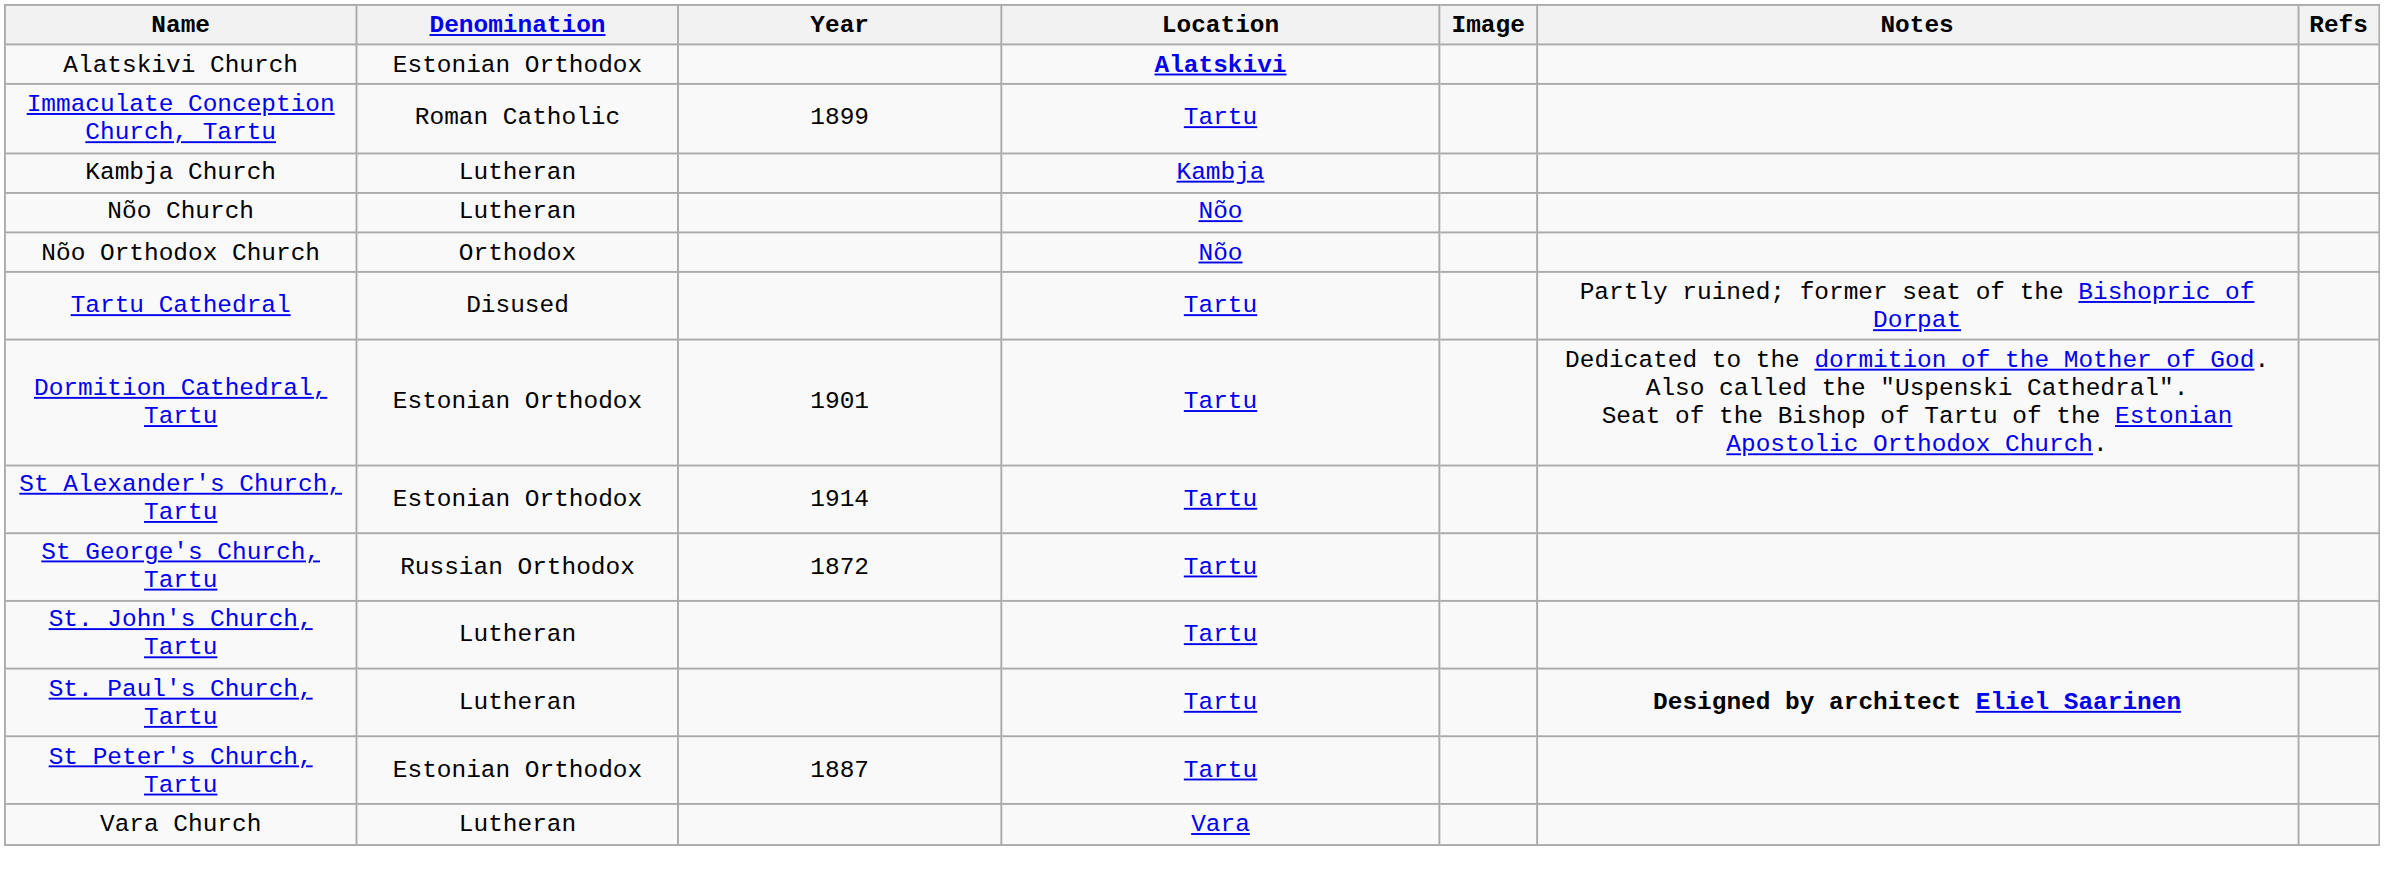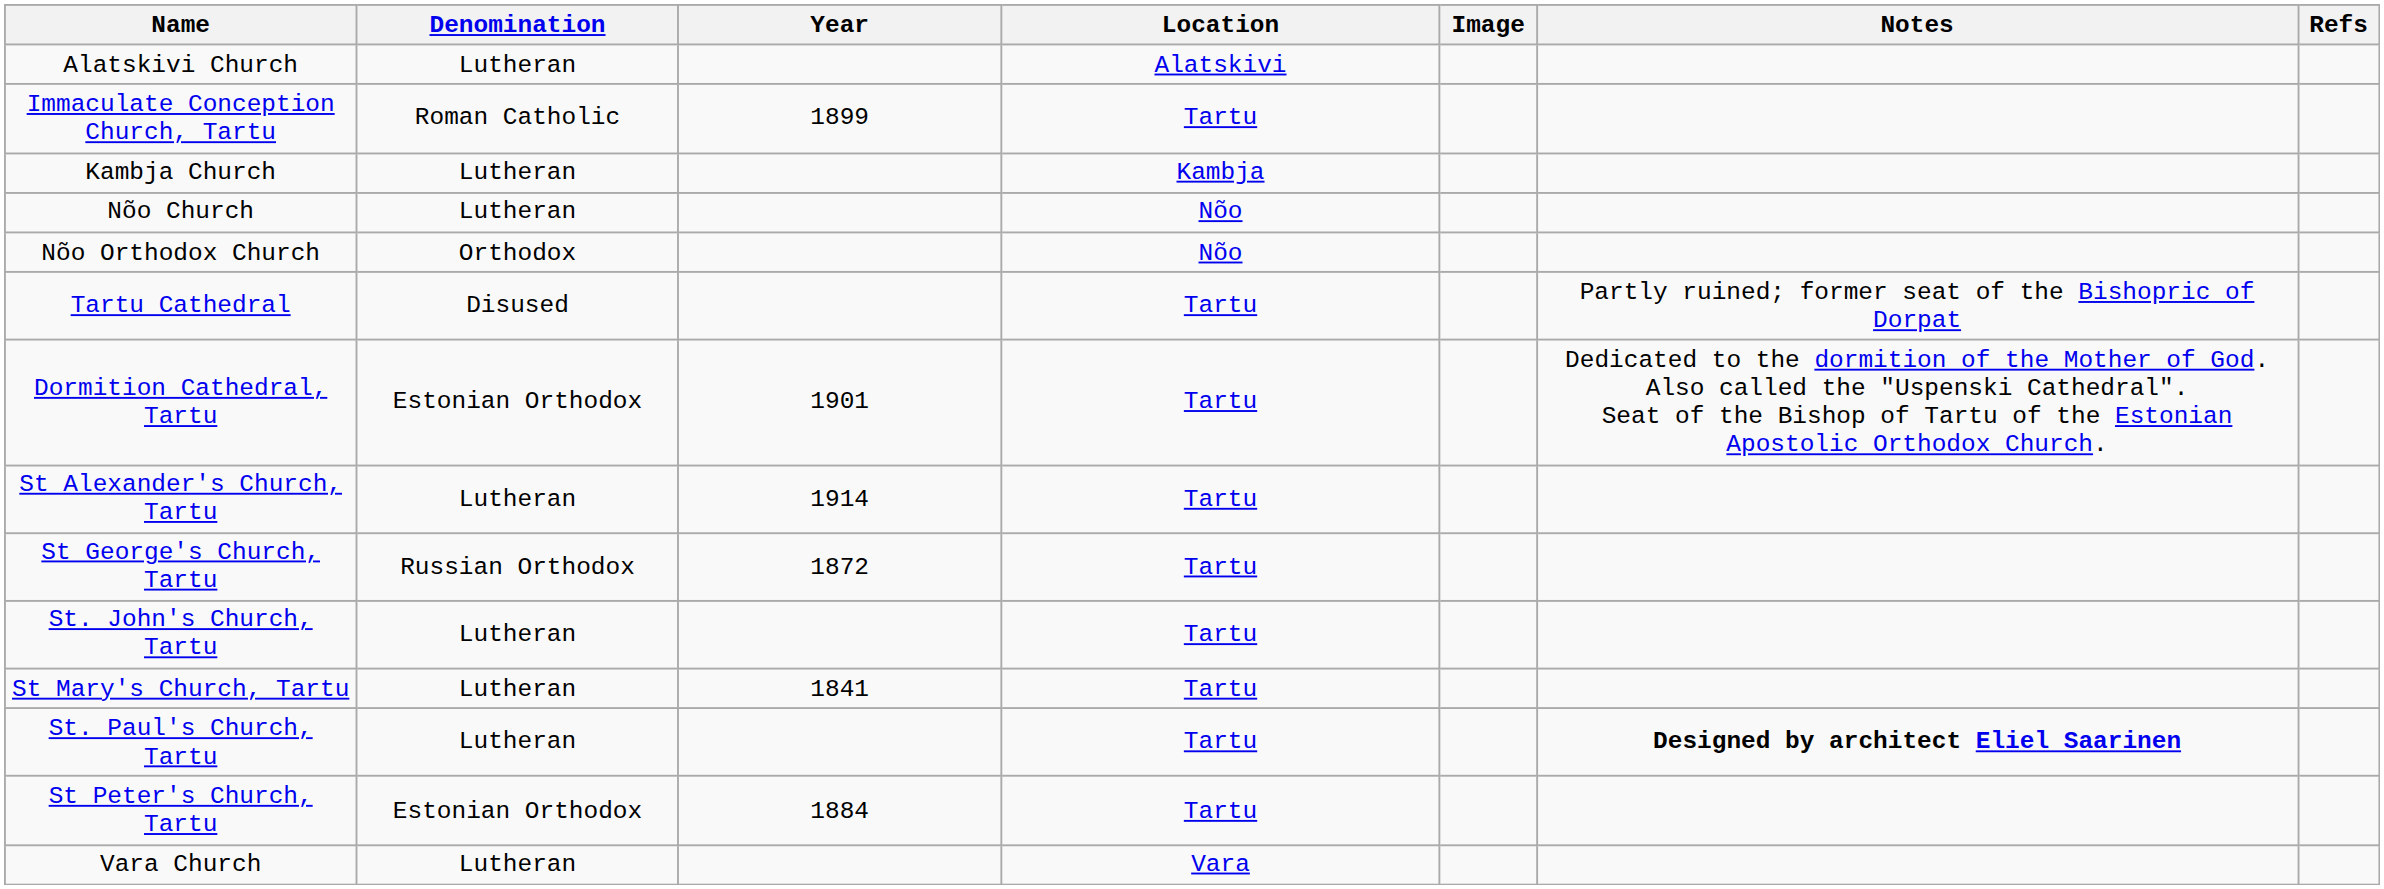(518, 65) Estonian Orthodox -> (518, 65) Lutheran
(1221, 65) bold -> (1221, 65) normal
(518, 499) Estonian Orthodox -> (518, 499) Lutheran
+ row: (181, 689)
(840, 771) 1887 -> (840, 811) 1884
